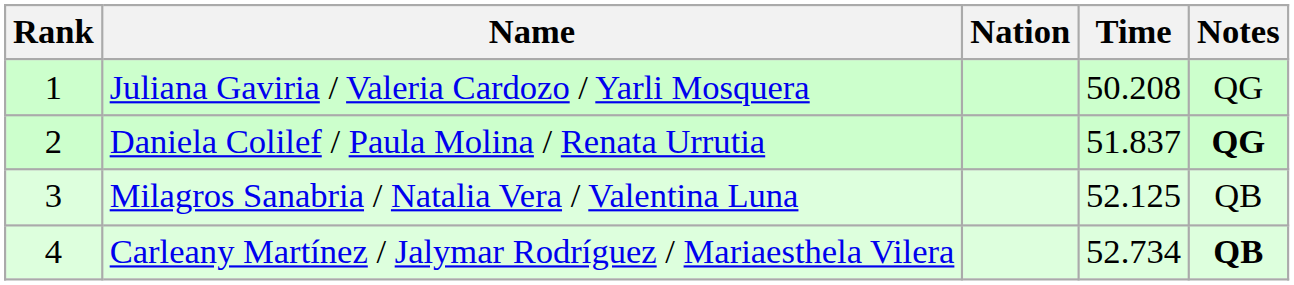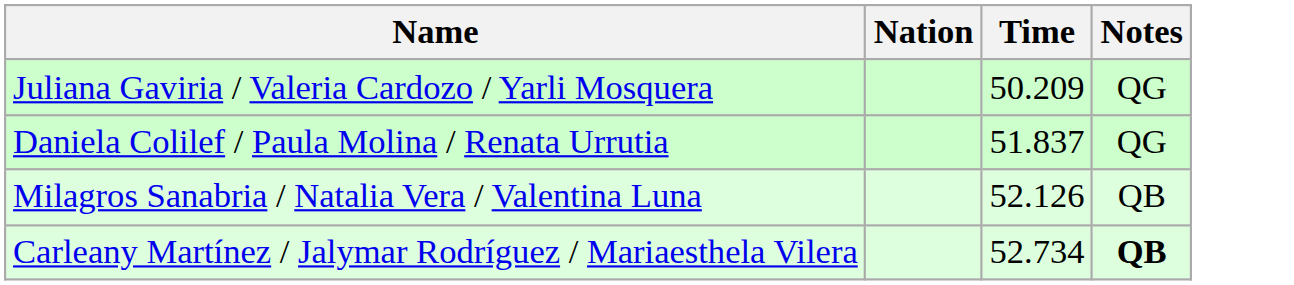- column: (53, 31)
(1134, 86) 50.208 -> (1037, 86) 50.209
(1238, 141) bold -> (1142, 141) normal
(1134, 196) 52.125 -> (1037, 196) 52.126
